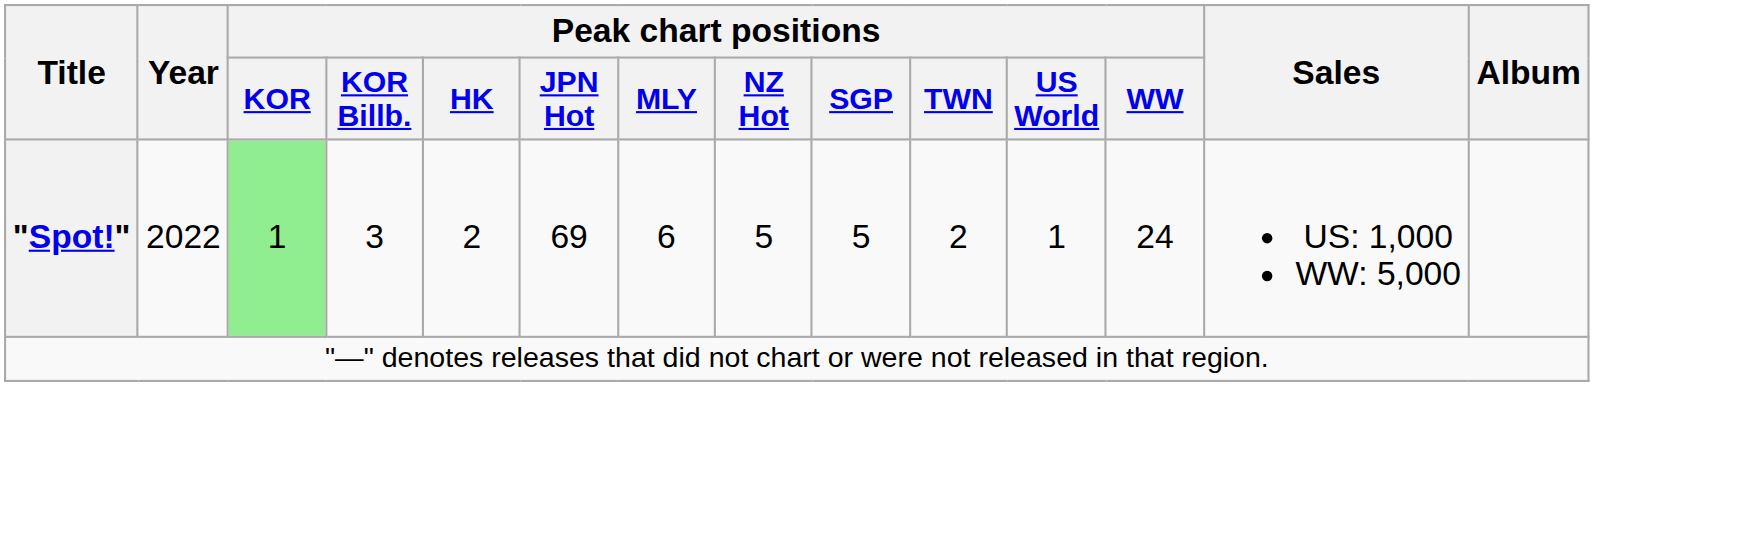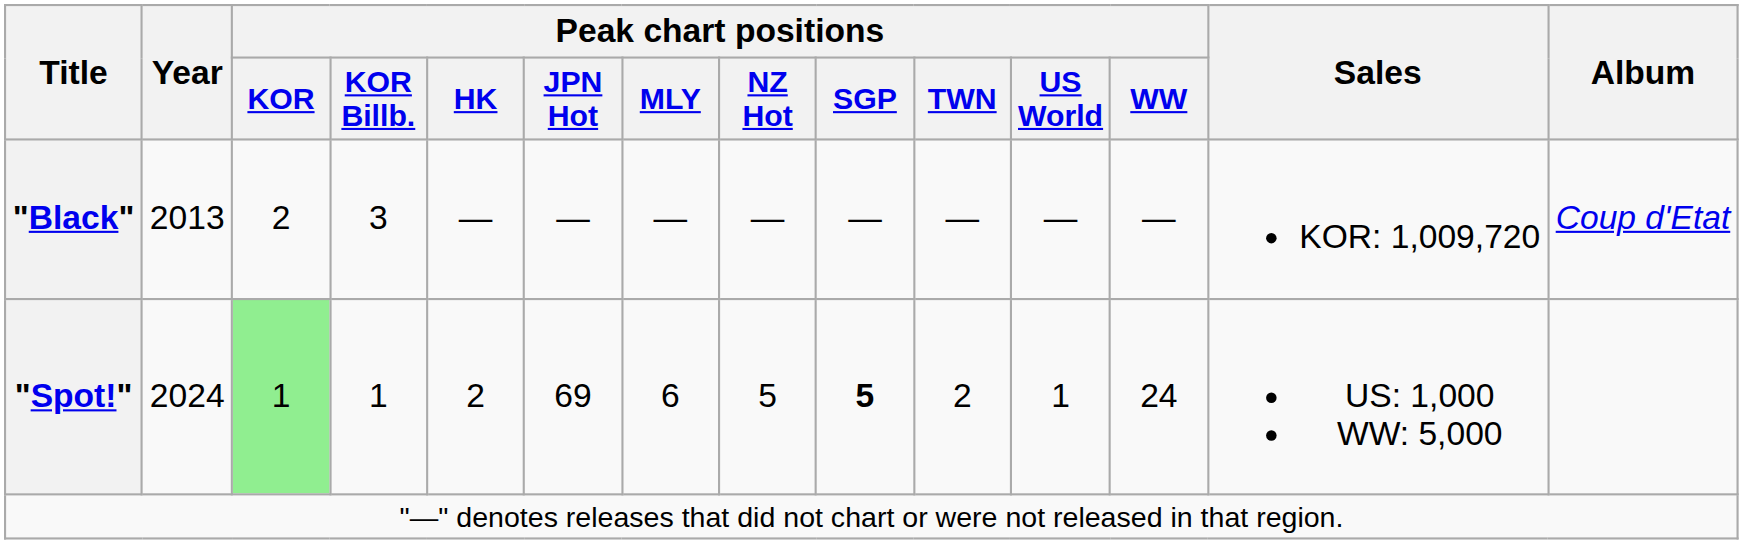+ row: (74, 218)
(183, 237) 2022 -> (187, 395) 2024
(374, 237) 3 -> (378, 395) 1
(861, 237) normal -> (865, 395) bold
